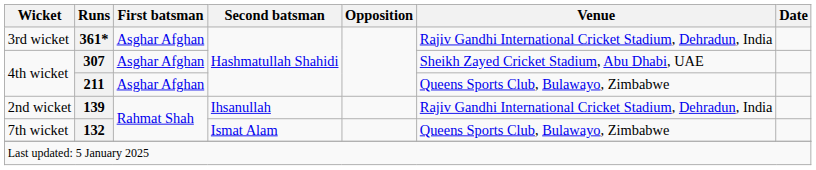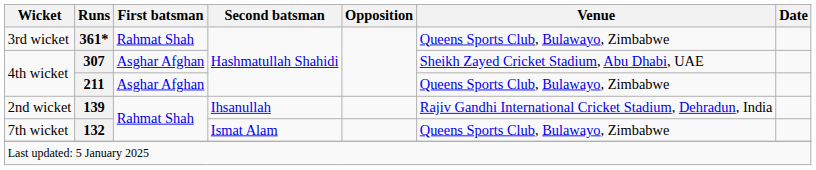(160, 38) Asghar Afghan -> (155, 38) Rahmat Shah
(596, 38) Rajiv Gandhi International Cricket Stadium, Dehradun, India -> (545, 38) Queens Sports Club, Bulawayo, Zimbabwe
